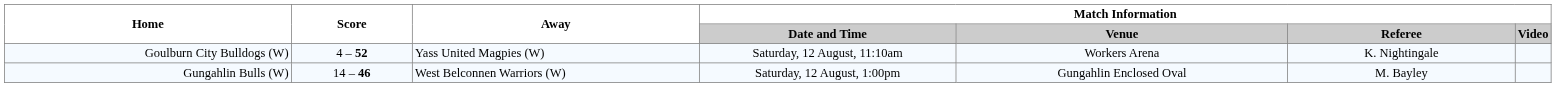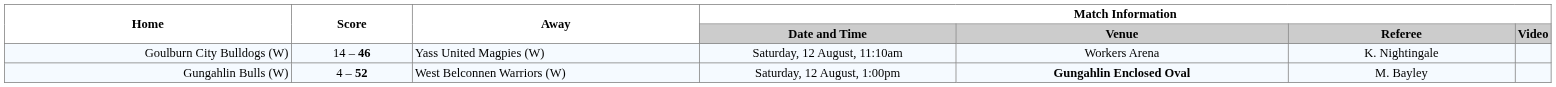(352, 53) 4 – 52 -> (352, 53) 14 – 46
(352, 72) 14 – 46 -> (352, 72) 4 – 52
(1122, 72) normal -> (1122, 72) bold
